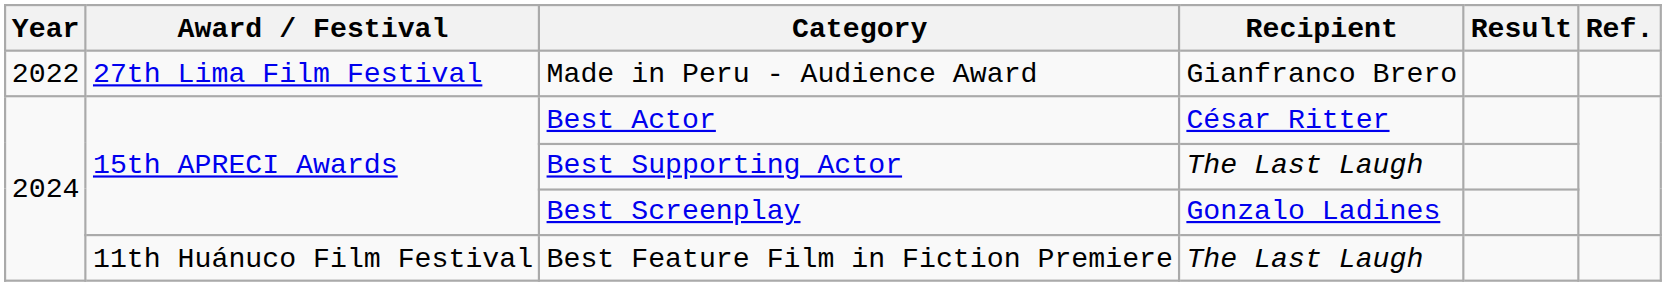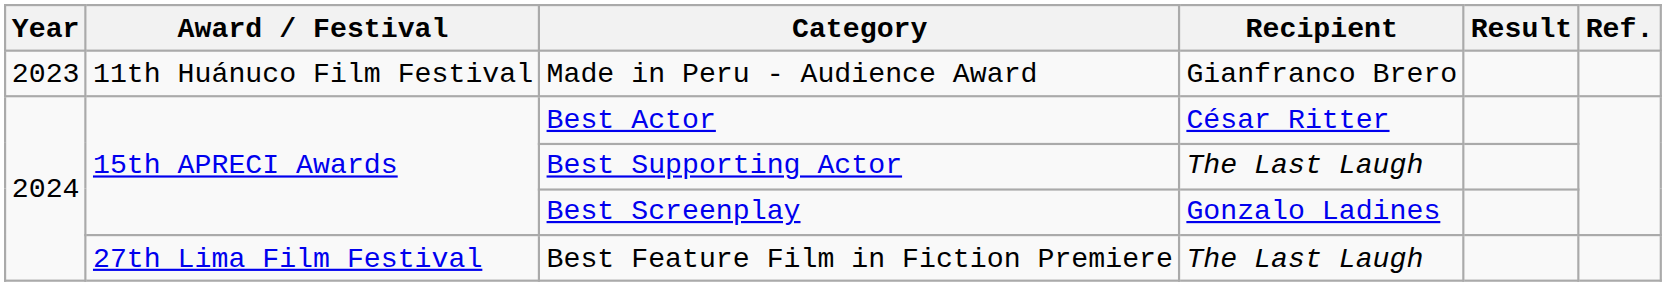(46, 74) 2022 -> (46, 74) 2023
(288, 74) 27th Lima Film Festival -> (313, 74) 11th Huánuco Film Festival
(313, 258) 11th Huánuco Film Festival -> (288, 258) 27th Lima Film Festival
